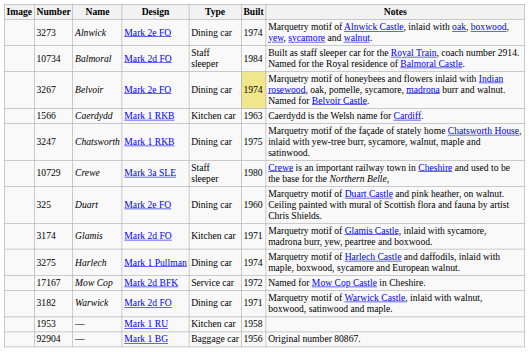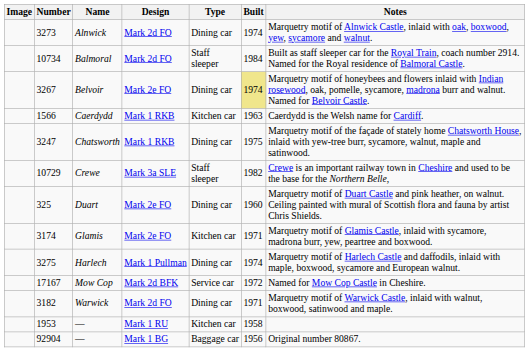(148, 32) Mark 2e FO -> (148, 32) Mark 2d FO
(253, 173) 1980 -> (253, 173) 1982
(148, 236) Mark 2d FO -> (148, 236) Mark 2e FO
